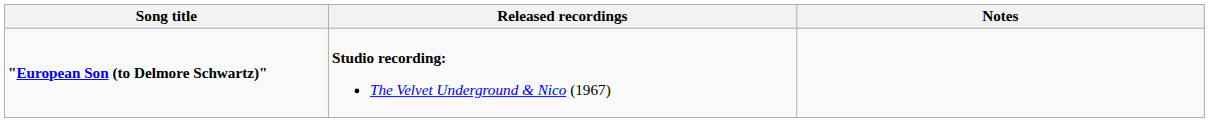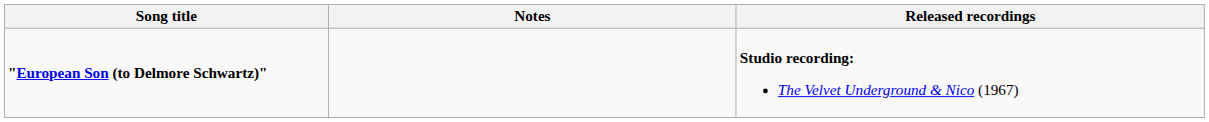columns swapped: (562, 16) <-> (1000, 16)
